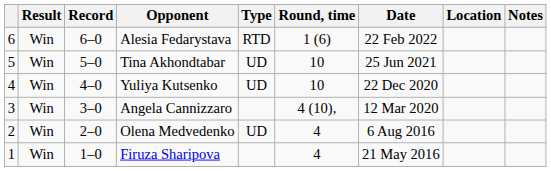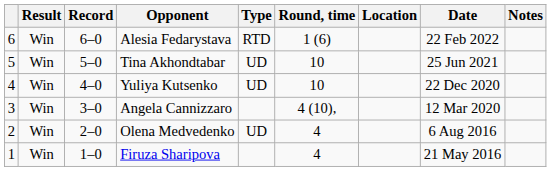columns swapped: (401, 16) <-> (474, 16)
